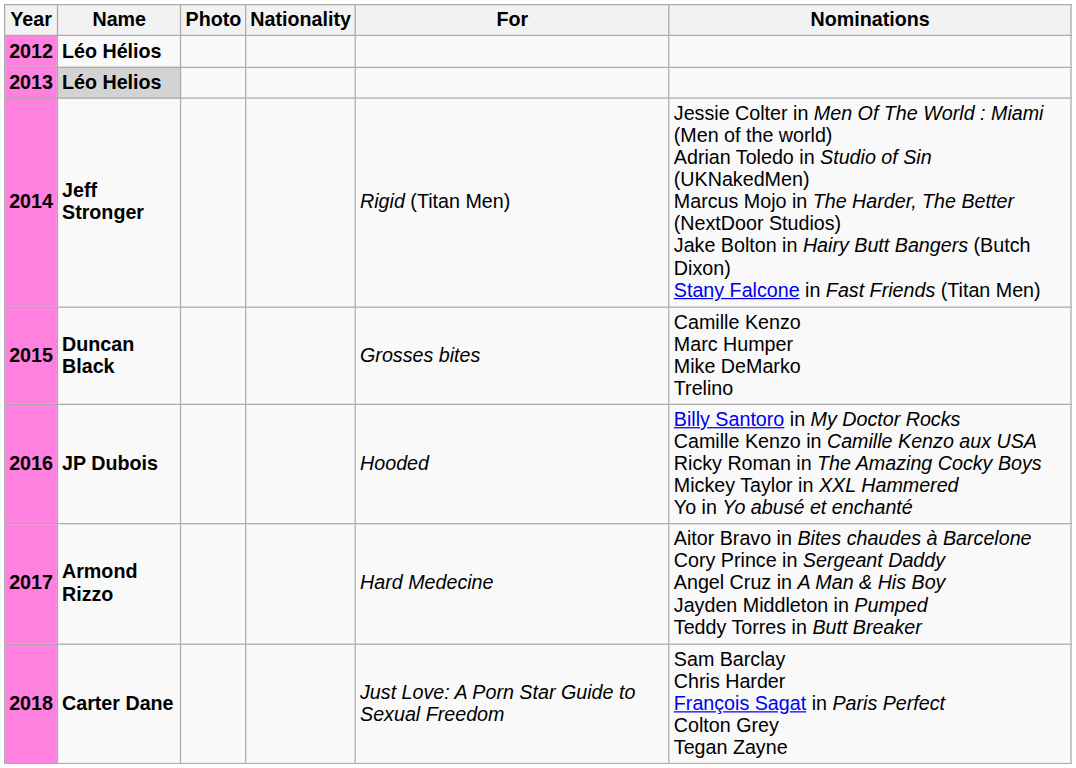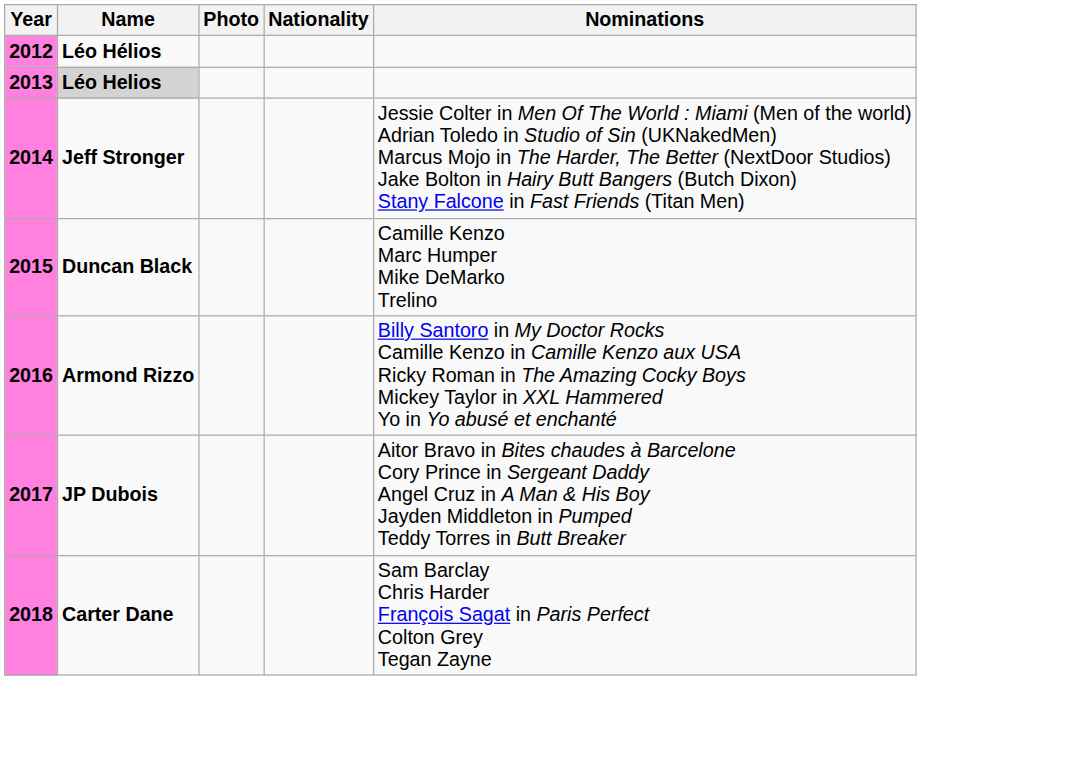- column: (512, 20)
(110, 463) JP Dubois -> (128, 375) Armond Rizzo
(100, 583) Armond Rizzo -> (110, 495) JP Dubois
